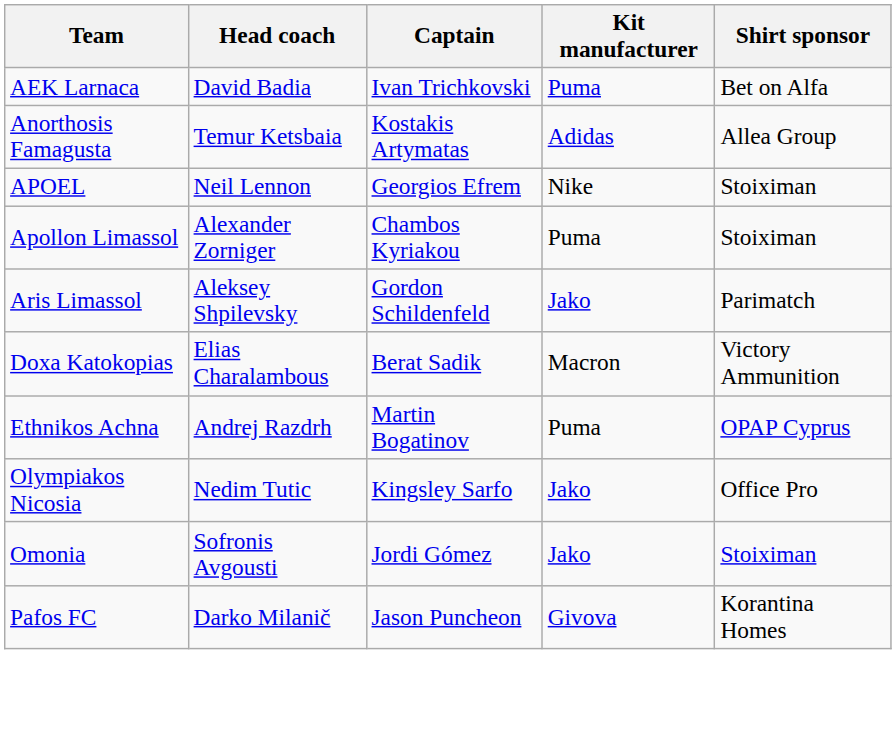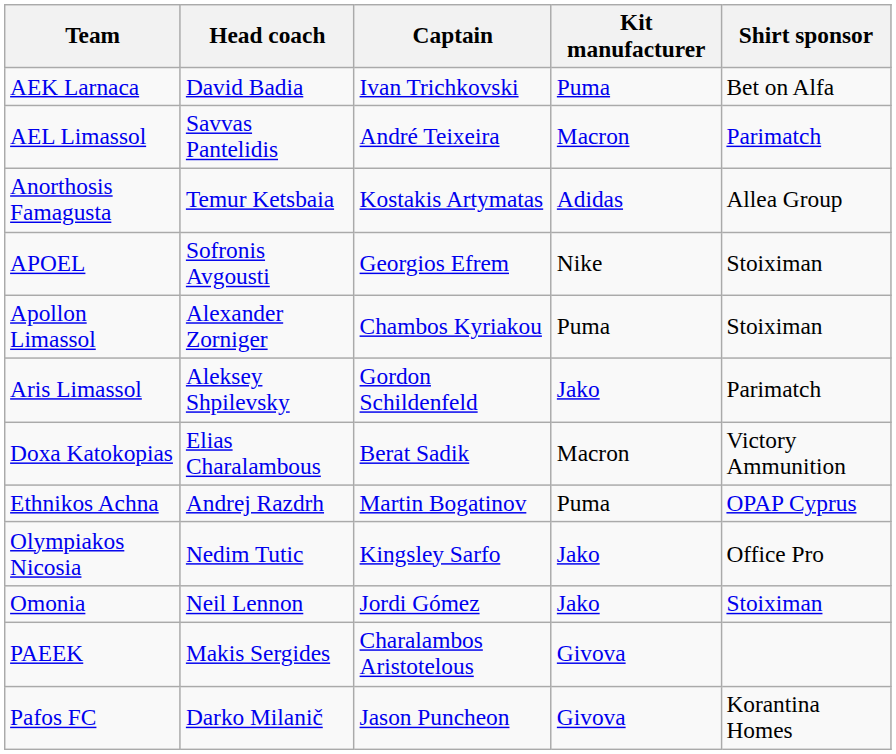+ row: (78, 136)
(252, 186) Neil Lennon -> (228, 263) Sofronis Avgousti
(236, 553) Sofronis Avgousti -> (245, 603) Neil Lennon
+ row: (47, 653)
